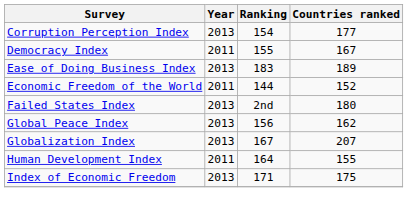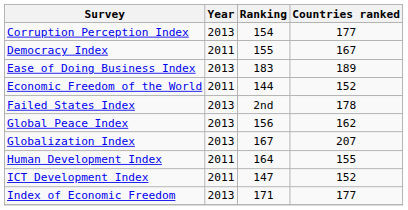(346, 105) 180 -> (346, 105) 178
+ row: (78, 178)
(346, 178) 175 -> (346, 196) 177
